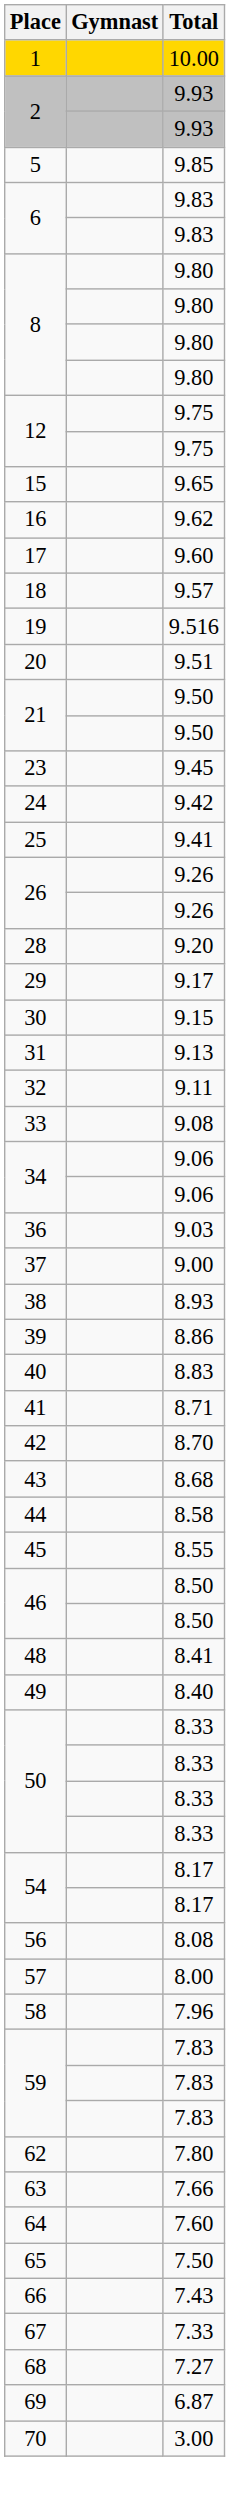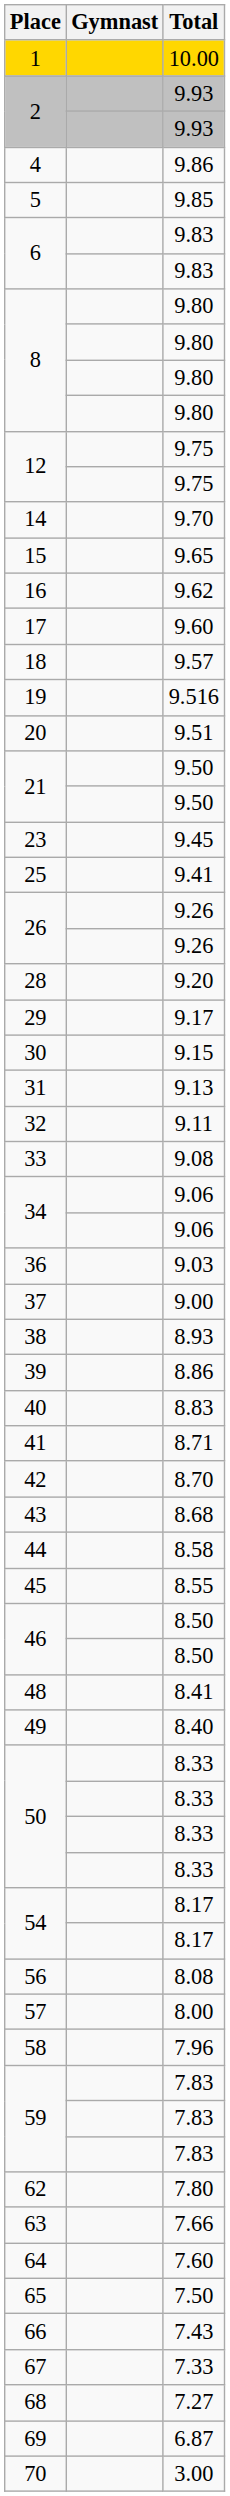+ row: (35, 164)
+ row: (35, 519)
- row: (35, 803)
